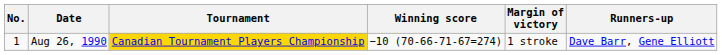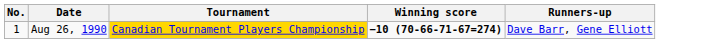- column: (536, 19)
(436, 42) normal -> (436, 30) bold
